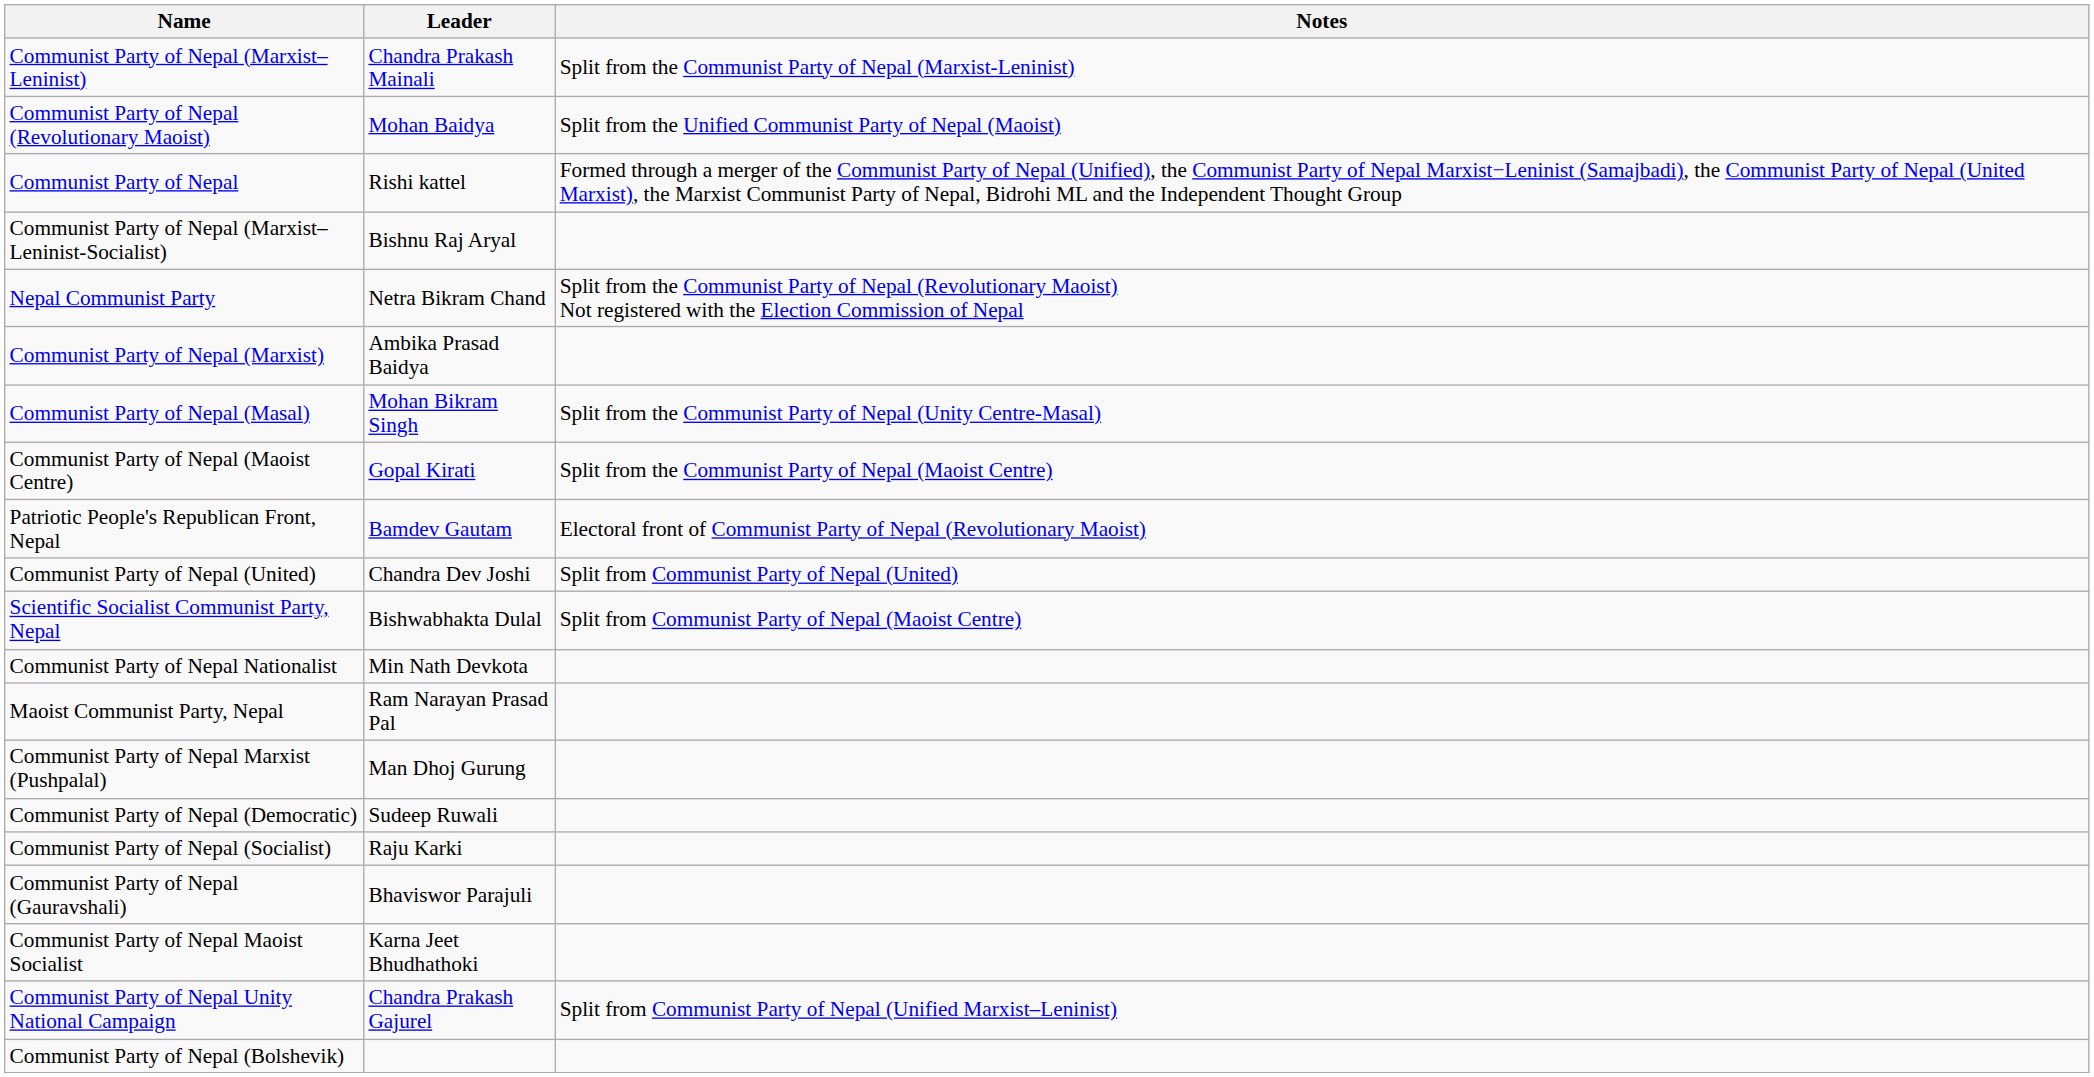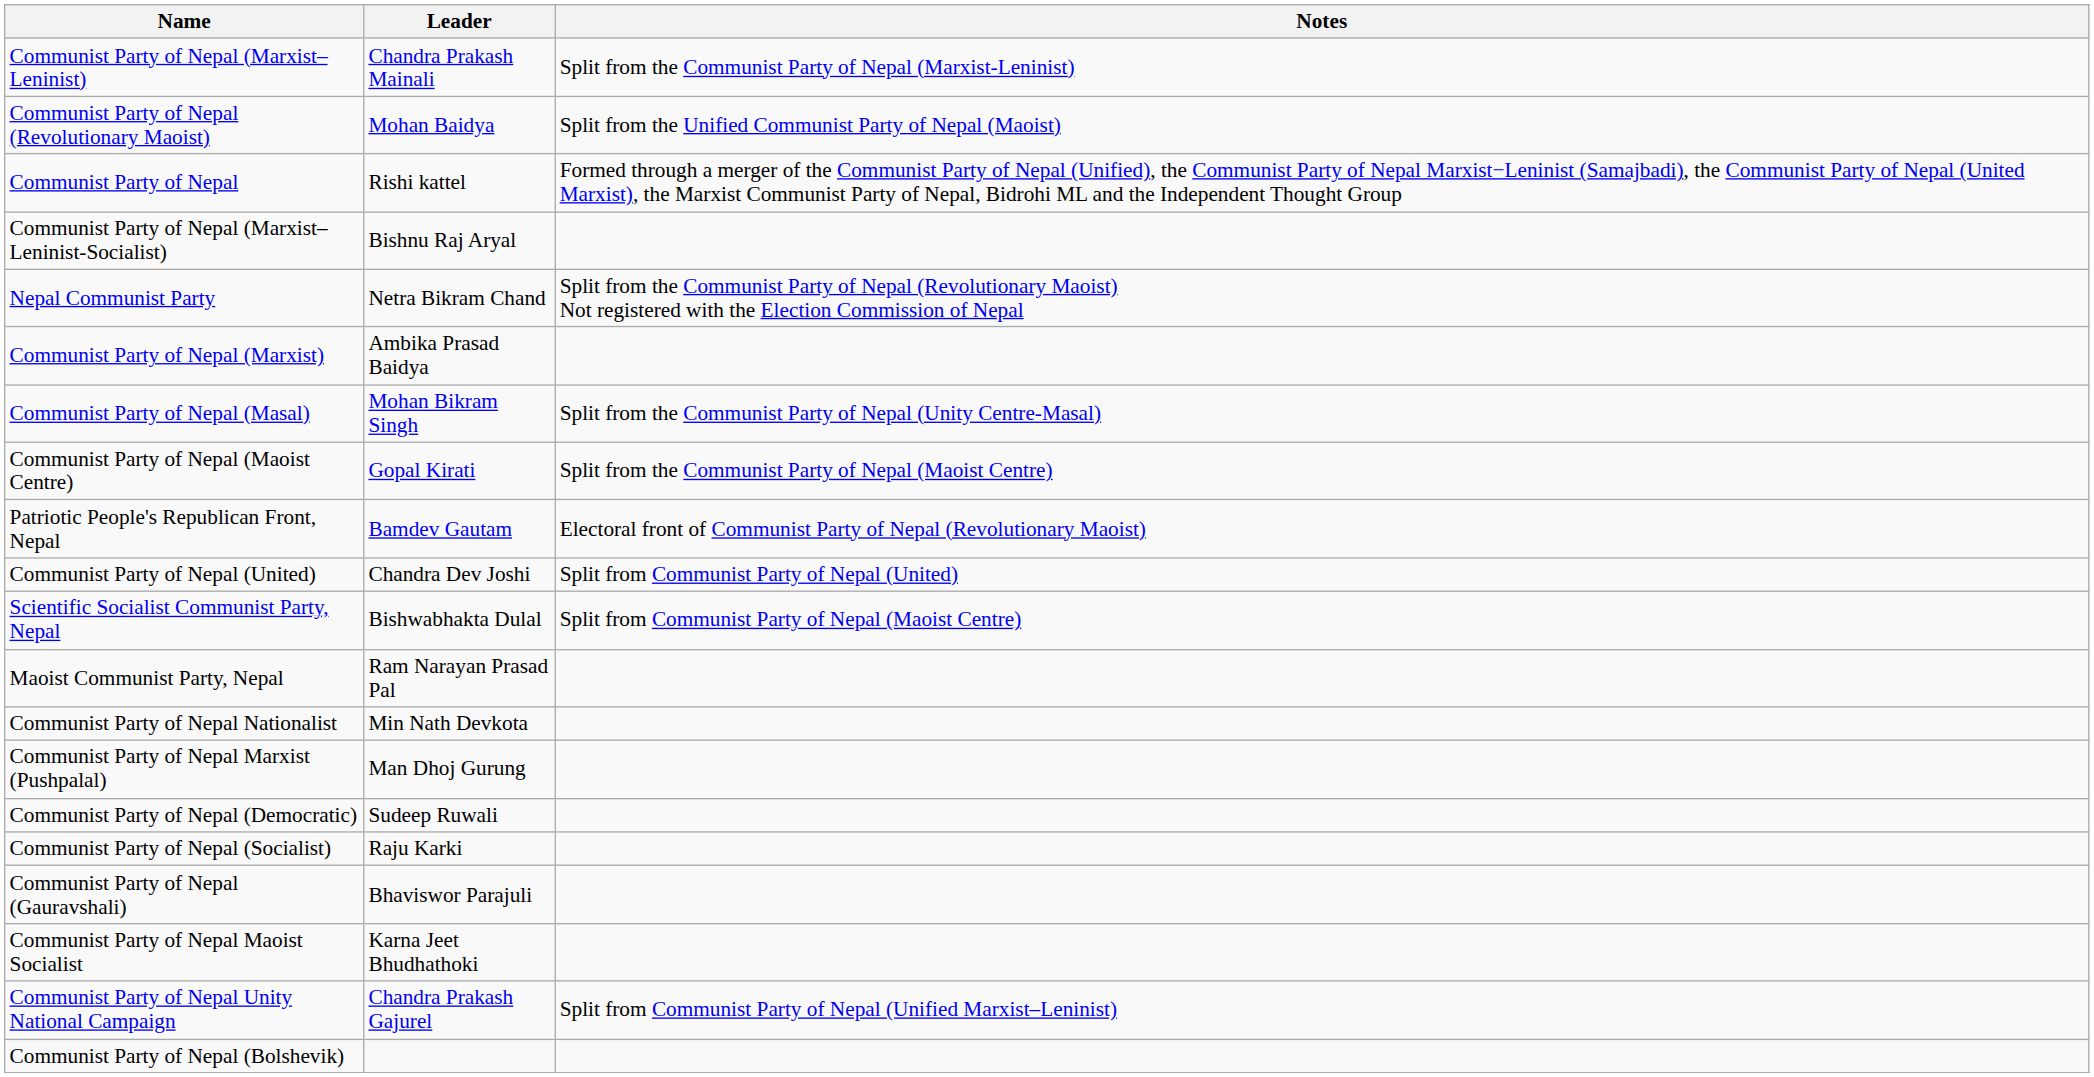rows swapped: (173, 665) <-> (147, 711)
